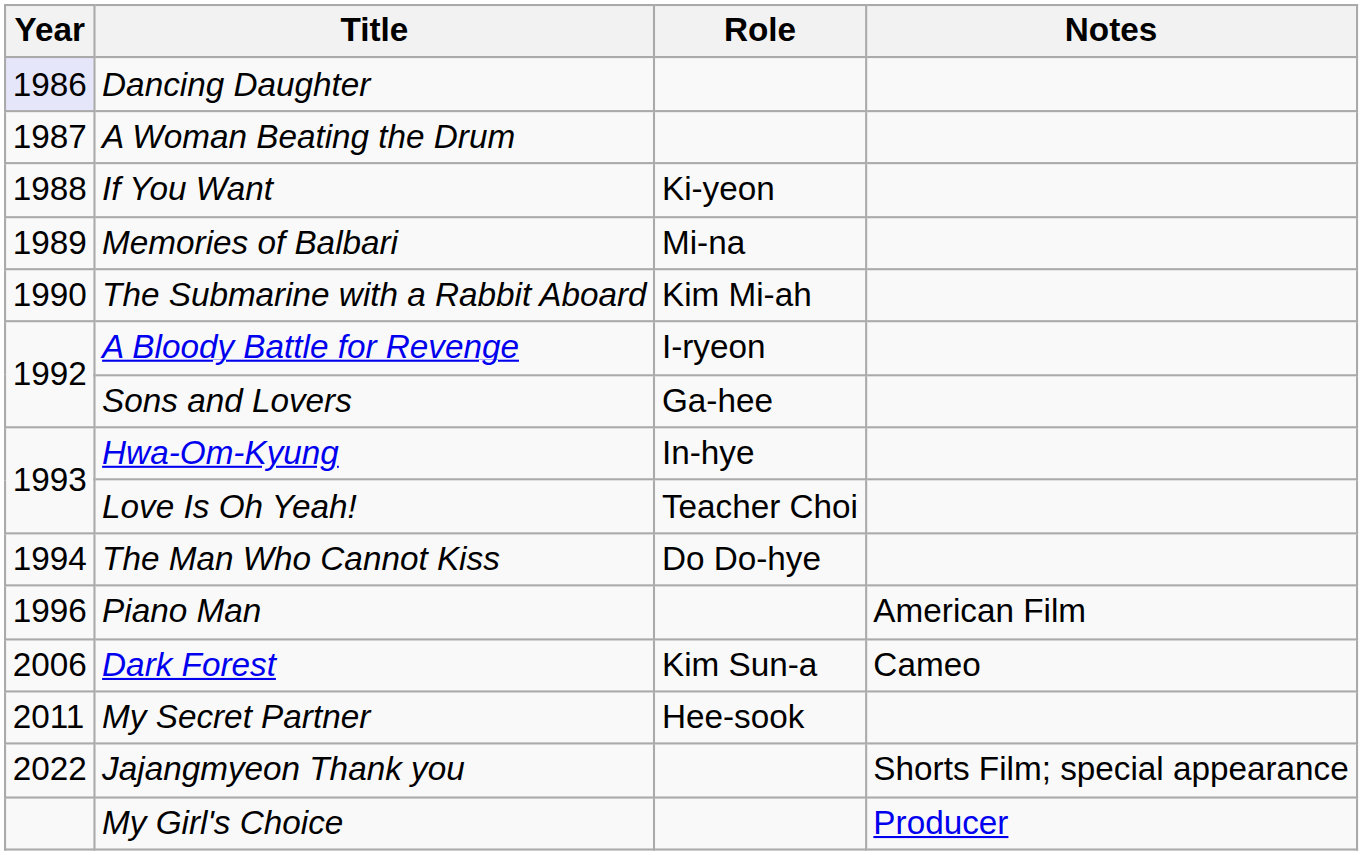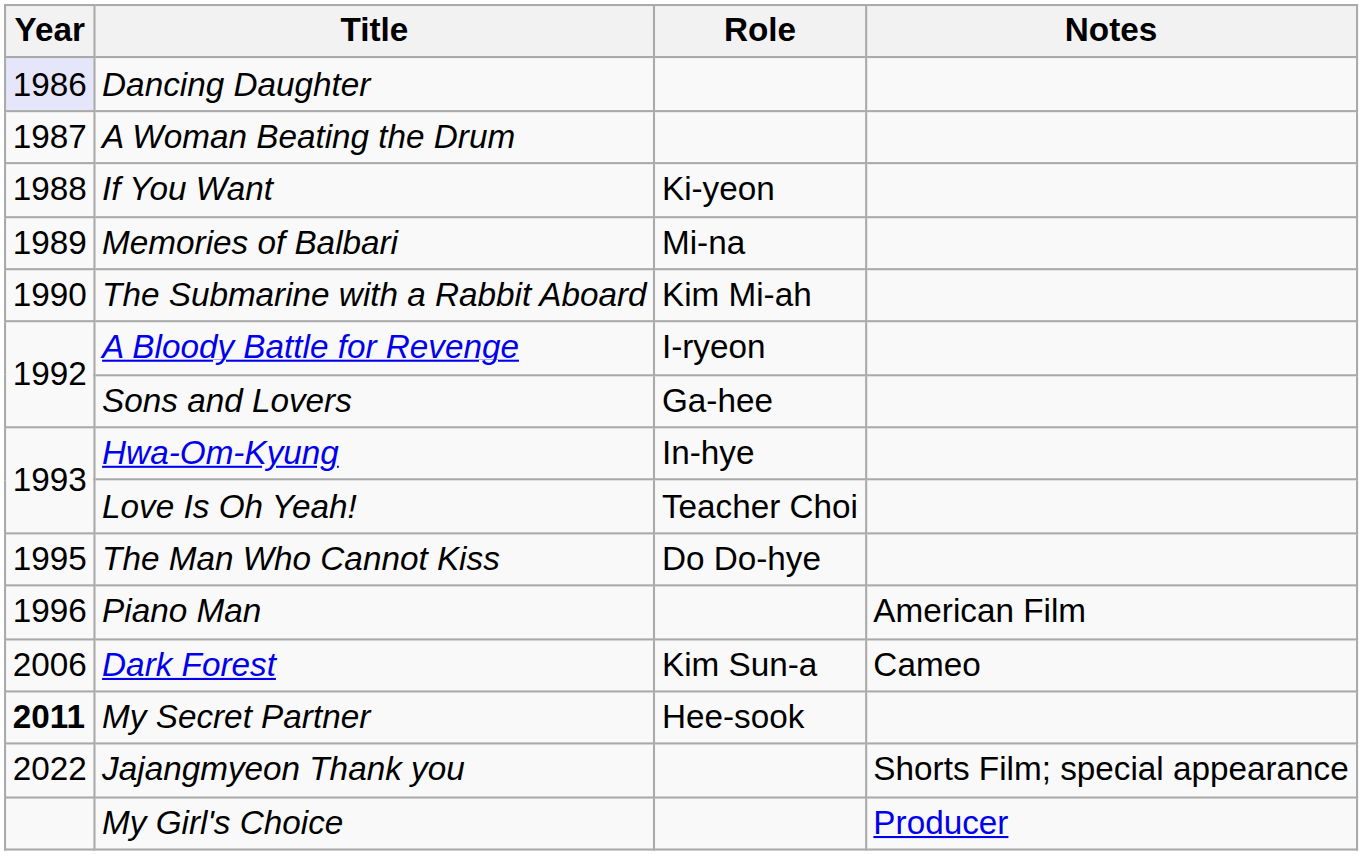(50, 558) 1994 -> (50, 558) 1995
(48, 717) normal -> (49, 717) bold
